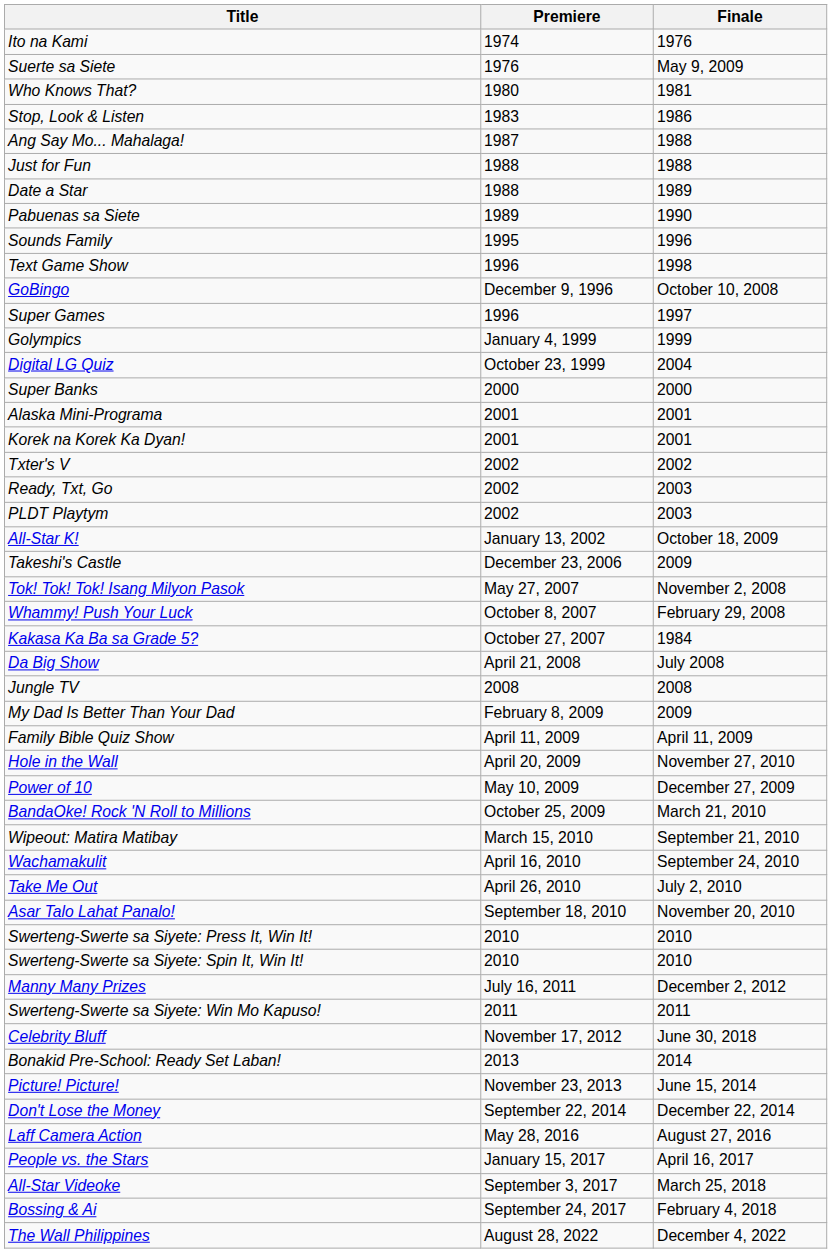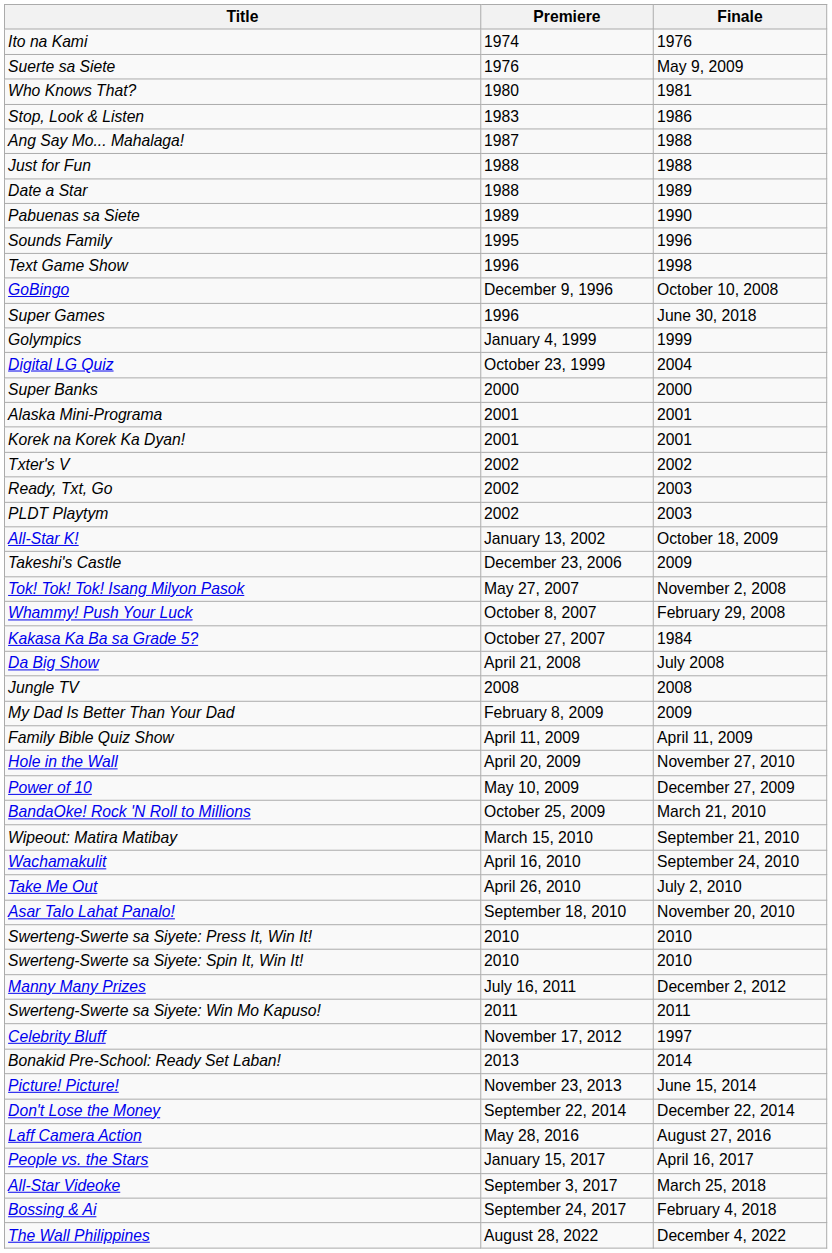(675, 315) 1997 -> (707, 315) June 30, 2018
(707, 1036) June 30, 2018 -> (675, 1036) 1997
